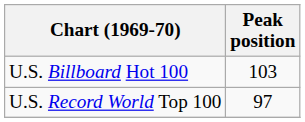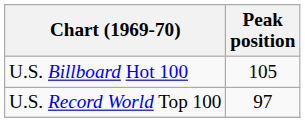(263, 71) 103 -> (263, 71) 105
